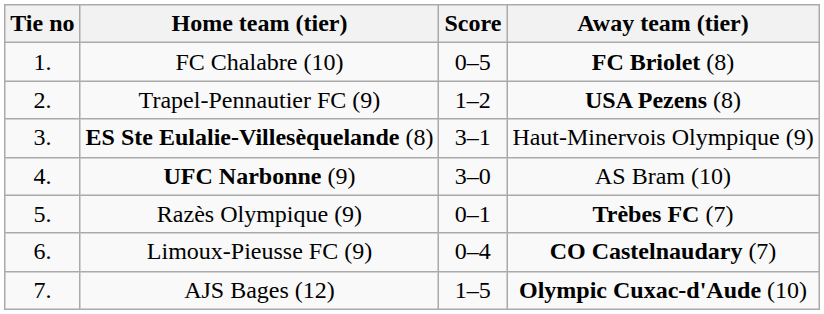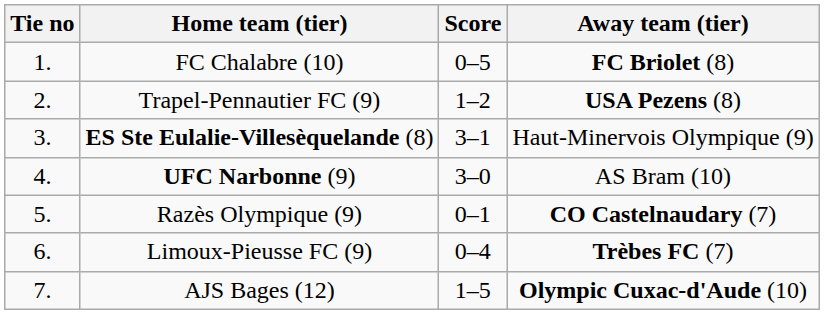(663, 213) Trèbes FC (7) -> (663, 213) CO Castelnaudary (7)
(663, 251) CO Castelnaudary (7) -> (663, 251) Trèbes FC (7)
